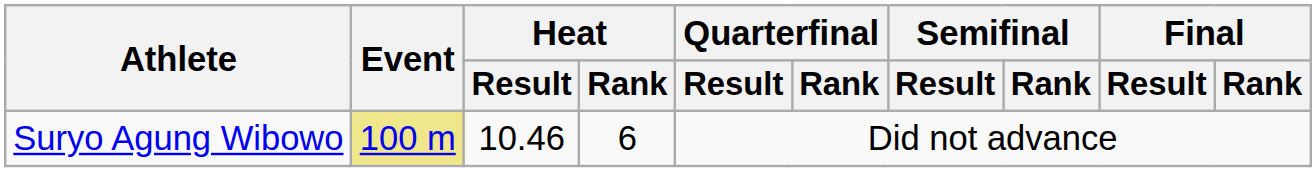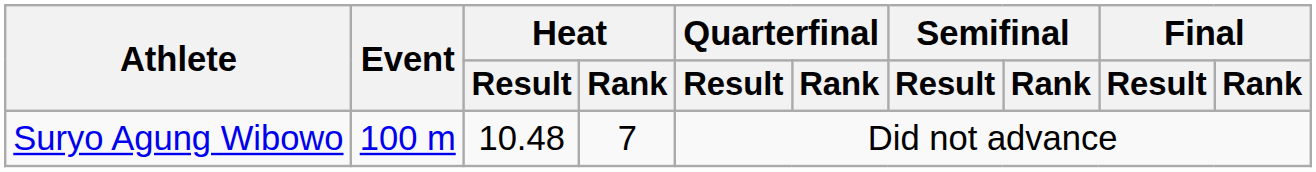(408, 139) khaki background -> (408, 139) no background
(522, 139) 10.46 -> (522, 139) 10.48
(627, 139) 6 -> (627, 139) 7
